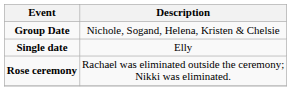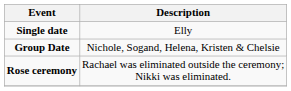rows swapped: (42, 47) <-> (42, 30)
